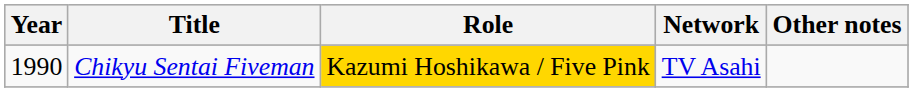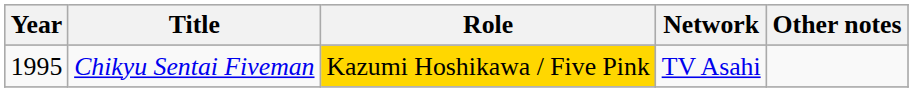(37, 65) 1990 -> (37, 65) 1995
